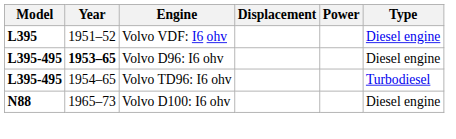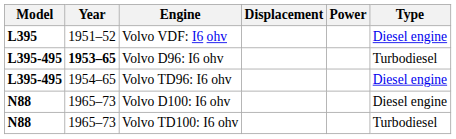(403, 58) Diesel engine -> (405, 58) Turbodiesel
(398, 79) Turbodiesel -> (410, 79) Diesel engine
+ row: (180, 123)
